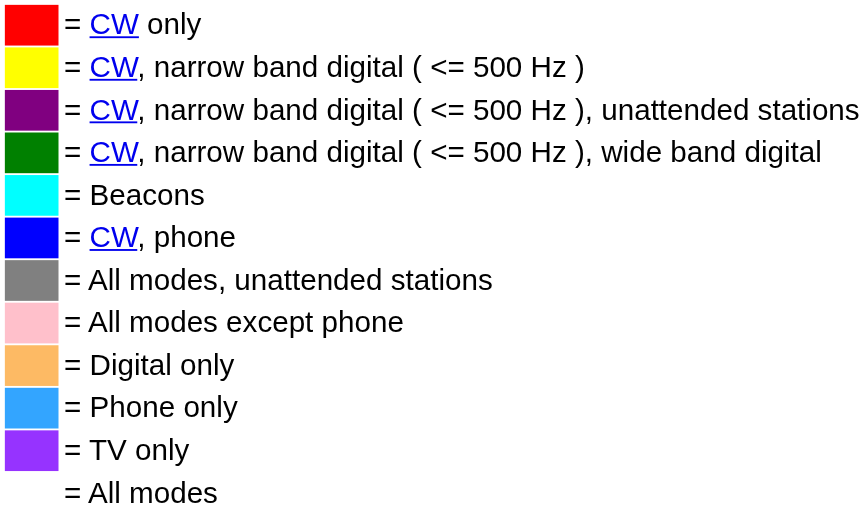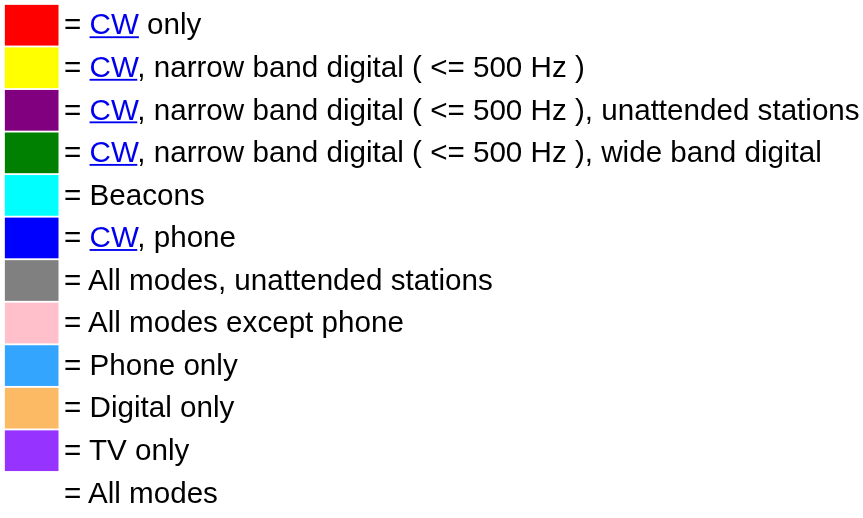rows swapped: (149, 365) <-> (151, 407)
